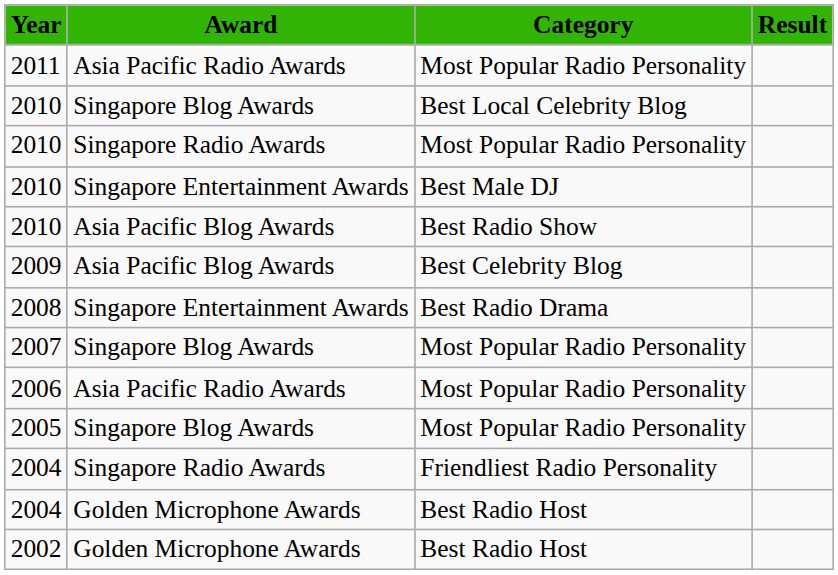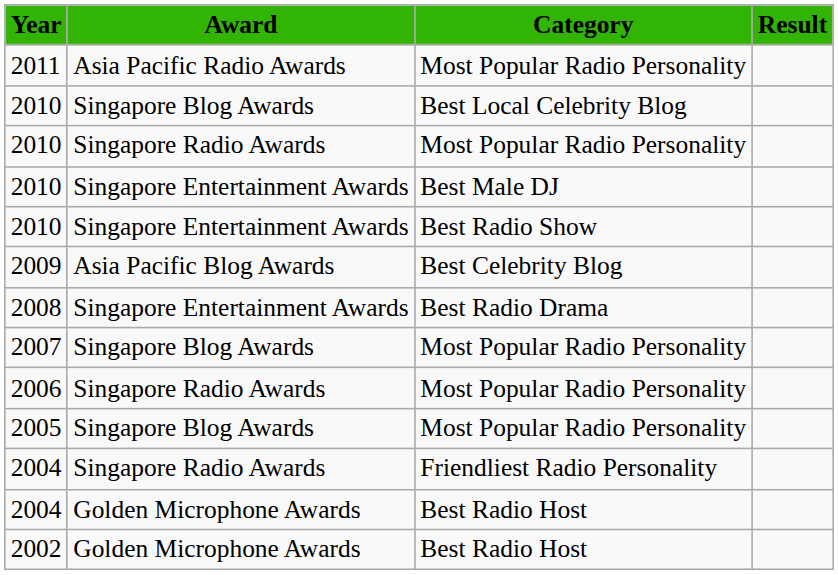(204, 226) Asia Pacific Blog Awards -> (241, 226) Singapore Entertainment Awards
(210, 387) Asia Pacific Radio Awards -> (199, 387) Singapore Radio Awards
